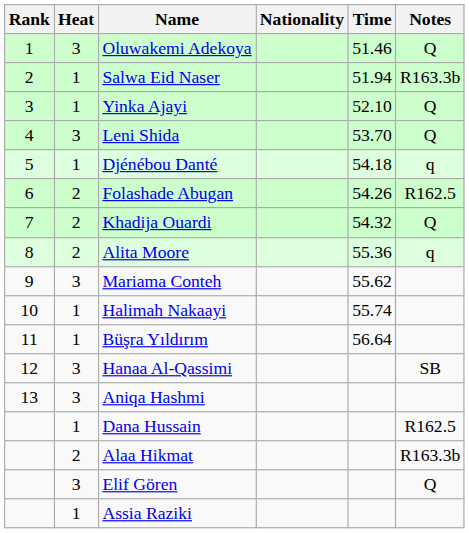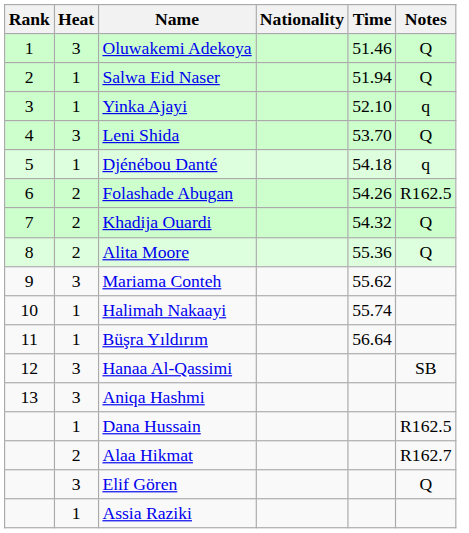(430, 77) R163.3b -> (426, 77) Q
(430, 106) Q -> (426, 106) q
(430, 251) q -> (426, 251) Q
(430, 455) R163.3b -> (426, 455) R162.7
